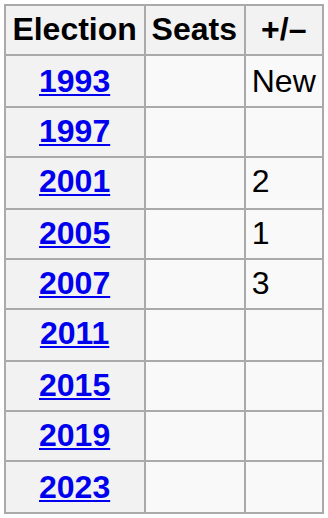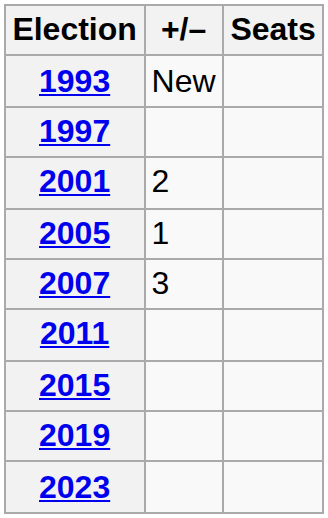columns swapped: (194, 29) <-> (284, 29)
